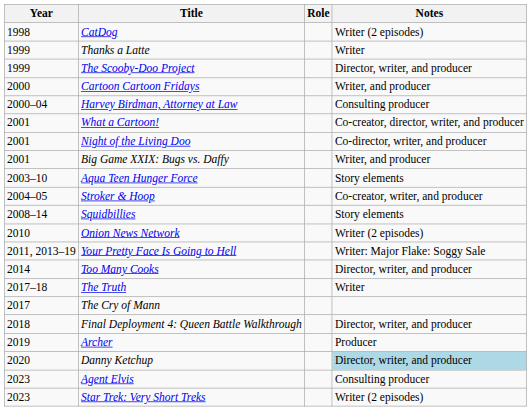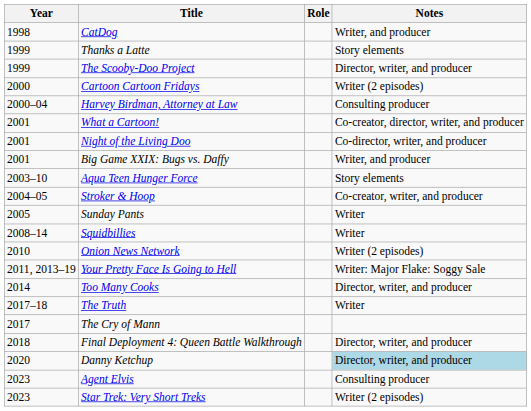(379, 31) Writer (2 episodes) -> (383, 31) Writer, and producer
(350, 50) Writer -> (369, 50) Story elements
(383, 86) Writer, and producer -> (379, 86) Writer (2 episodes)
+ row: (113, 214)
(369, 214) Story elements -> (350, 232) Writer
- row: (97, 342)
